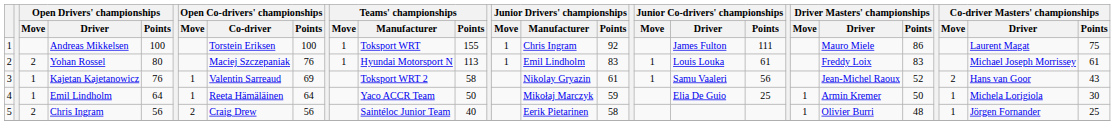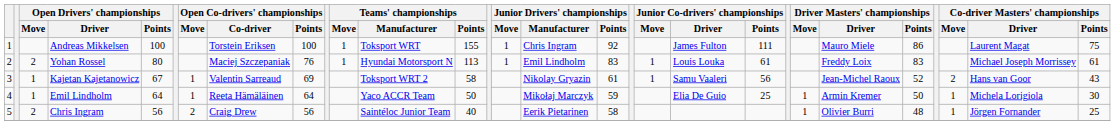(157, 78) 76 -> (157, 78) 67
